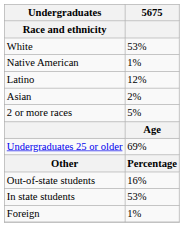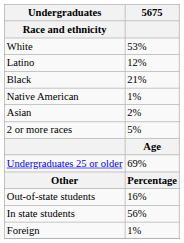rows swapped: (21, 79) <-> (43, 63)
+ row: (19, 79)
(137, 197) 53% -> (137, 213) 56%
